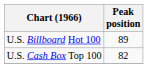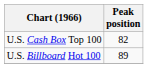rows swapped: (54, 39) <-> (54, 55)
